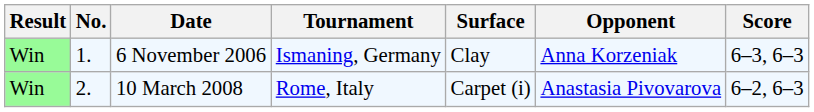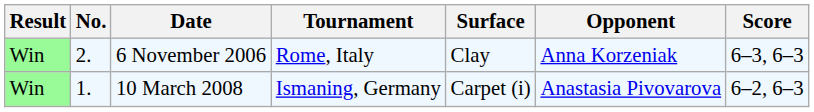(84, 54) 1. -> (84, 54) 2.
(358, 54) Ismaning, Germany -> (325, 54) Rome, Italy
(84, 88) 2. -> (84, 88) 1.
(325, 88) Rome, Italy -> (358, 88) Ismaning, Germany
